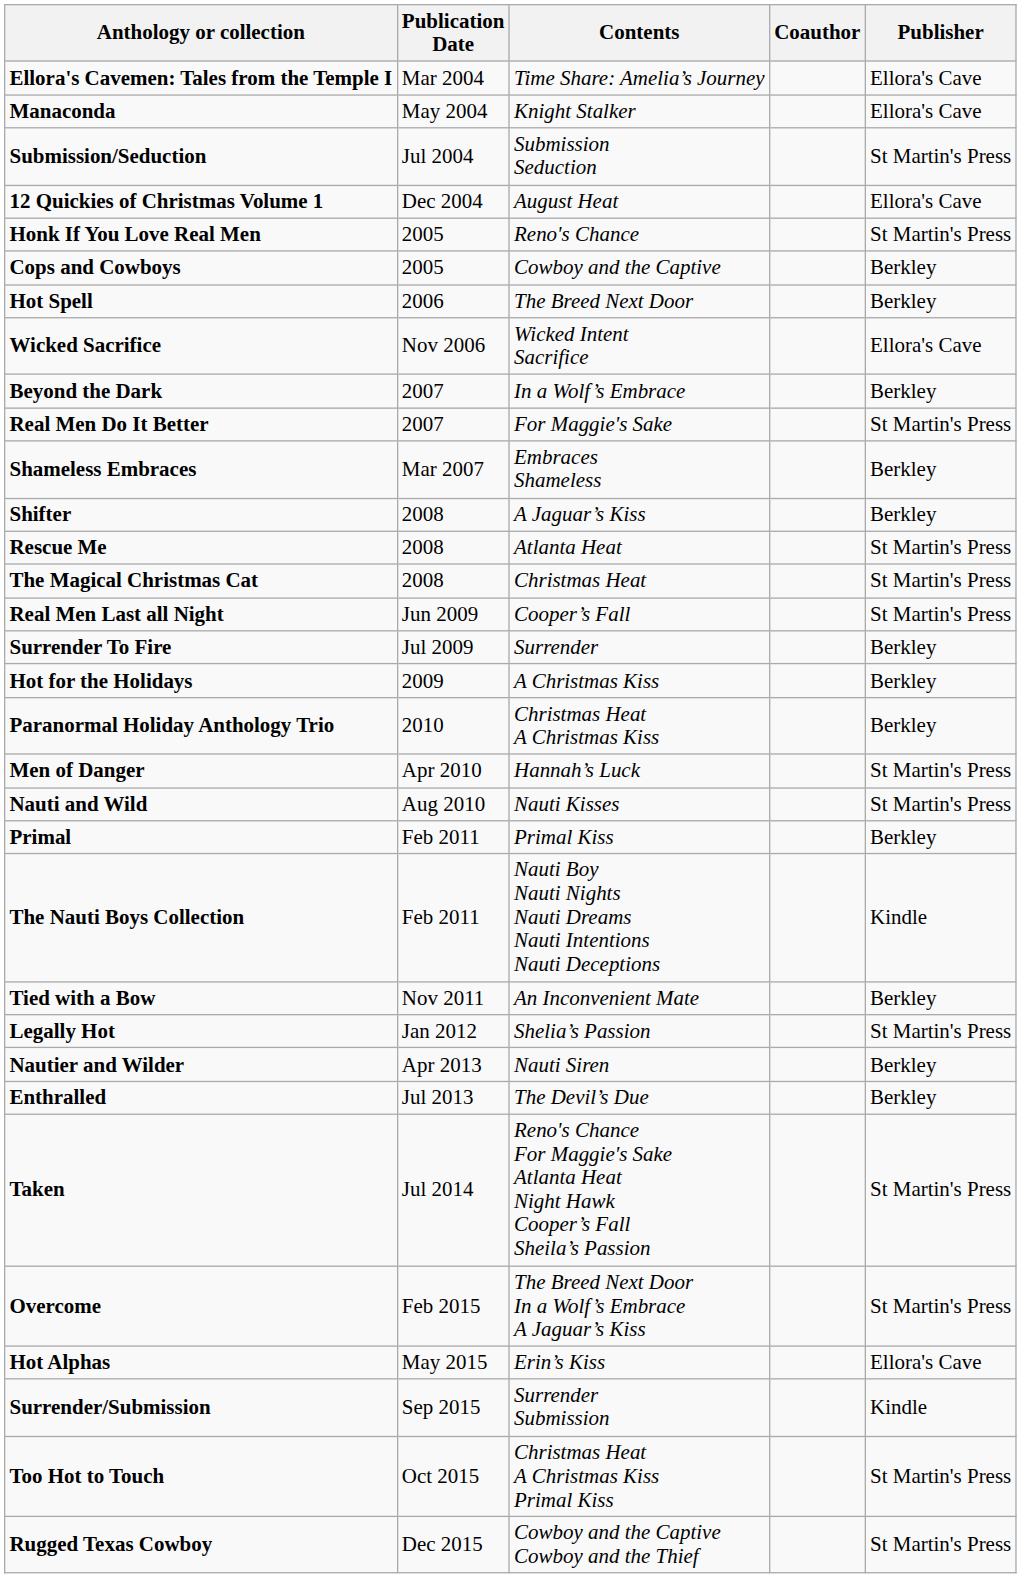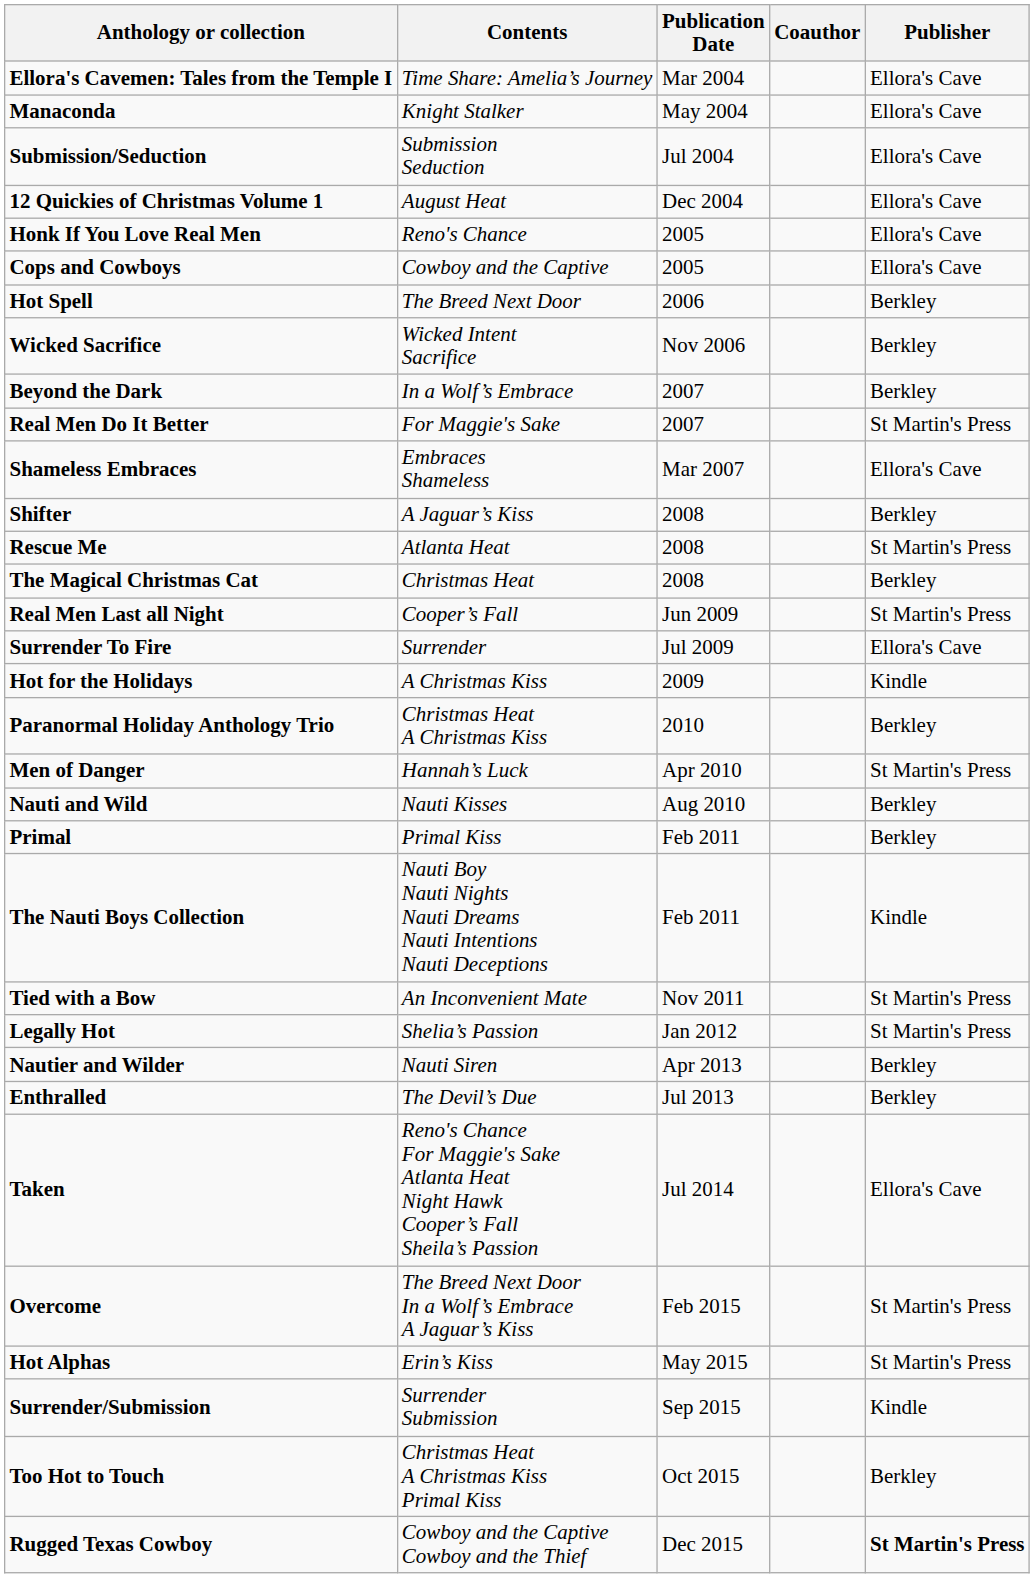columns swapped: (639, 32) <-> (453, 32)
(941, 156) St Martin's Press -> (926, 156) Ellora's Cave
(941, 234) St Martin's Press -> (926, 234) Ellora's Cave
(903, 267) Berkley -> (926, 267) Ellora's Cave
(926, 346) Ellora's Cave -> (903, 346) Berkley
(903, 469) Berkley -> (926, 469) Ellora's Cave
(941, 580) St Martin's Press -> (903, 580) Berkley
(903, 647) Berkley -> (926, 647) Ellora's Cave
(903, 680) Berkley -> (899, 680) Kindle
(941, 803) St Martin's Press -> (903, 803) Berkley
(903, 997) Berkley -> (941, 997) St Martin's Press
(941, 1189) St Martin's Press -> (926, 1189) Ellora's Cave
(926, 1362) Ellora's Cave -> (941, 1362) St Martin's Press
(941, 1476) St Martin's Press -> (903, 1476) Berkley
(941, 1544) normal -> (947, 1544) bold
